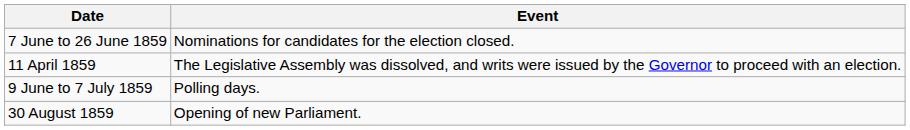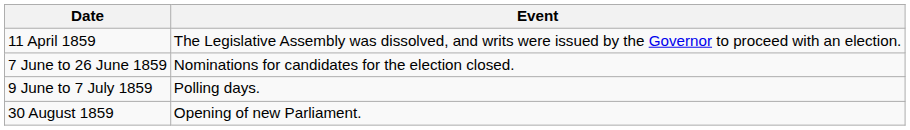rows swapped: (52, 64) <-> (87, 40)
